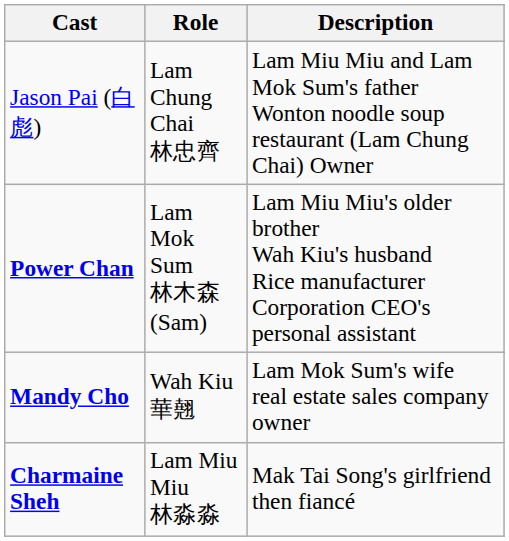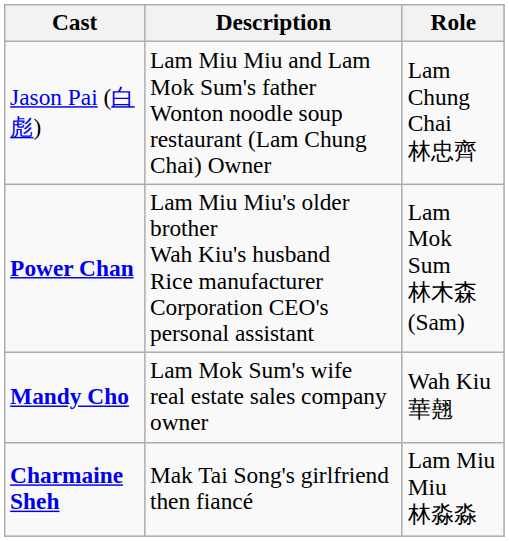columns swapped: (196, 23) <-> (375, 23)
